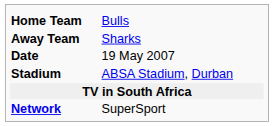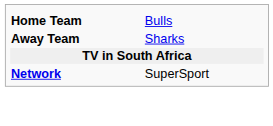- row: (25, 56)
- row: (36, 73)
